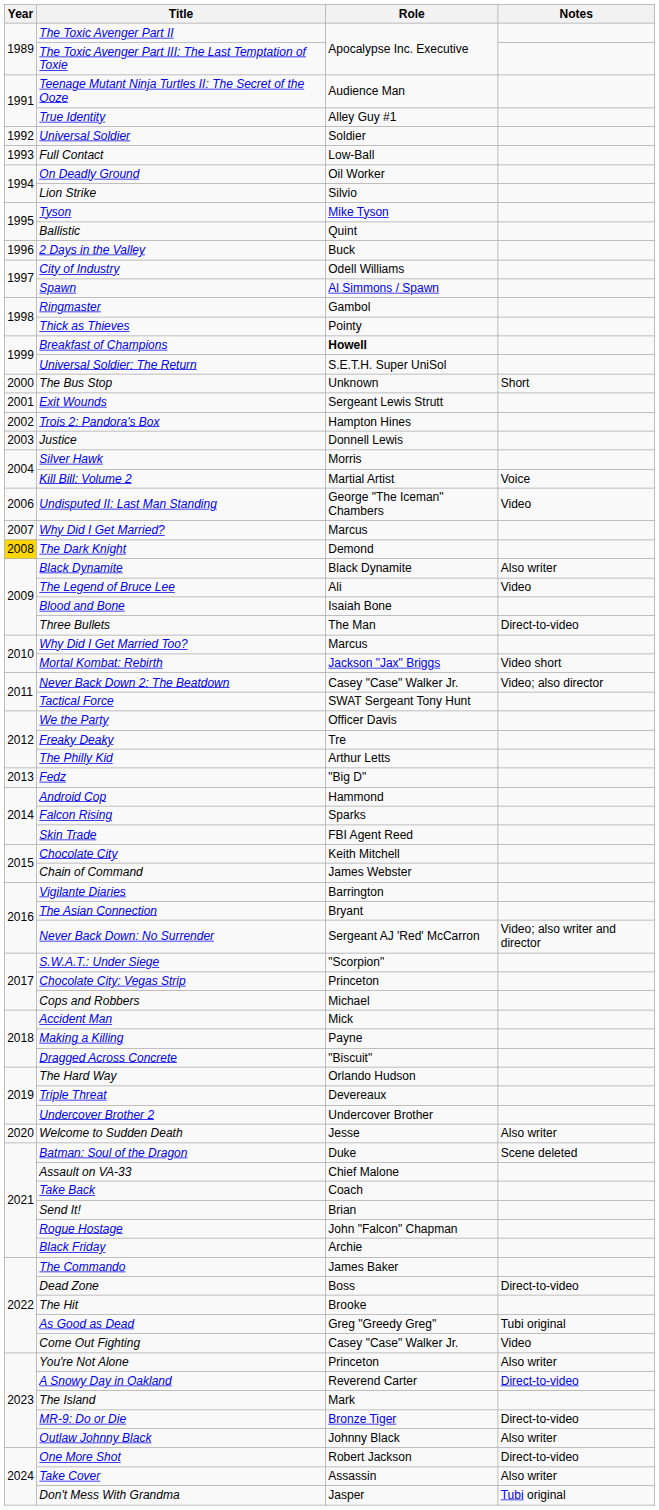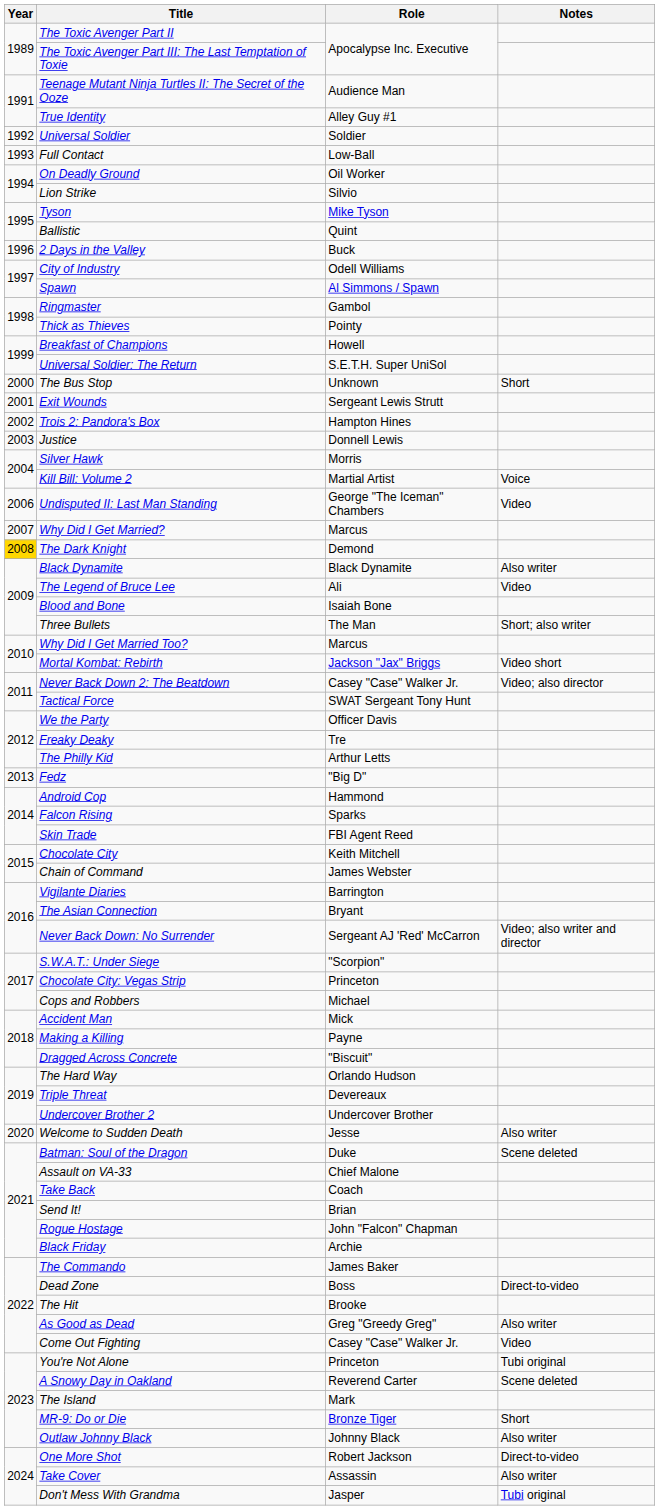(348, 345) bold -> (346, 345) normal
(540, 625) Direct-to-video -> (546, 625) Short; also writer
(533, 1324) Tubi original -> (529, 1324) Also writer
(529, 1362) Also writer -> (533, 1362) Tubi original
(540, 1381) Direct-to-video -> (539, 1381) Scene deleted
(540, 1419) Direct-to-video -> (515, 1419) Short
